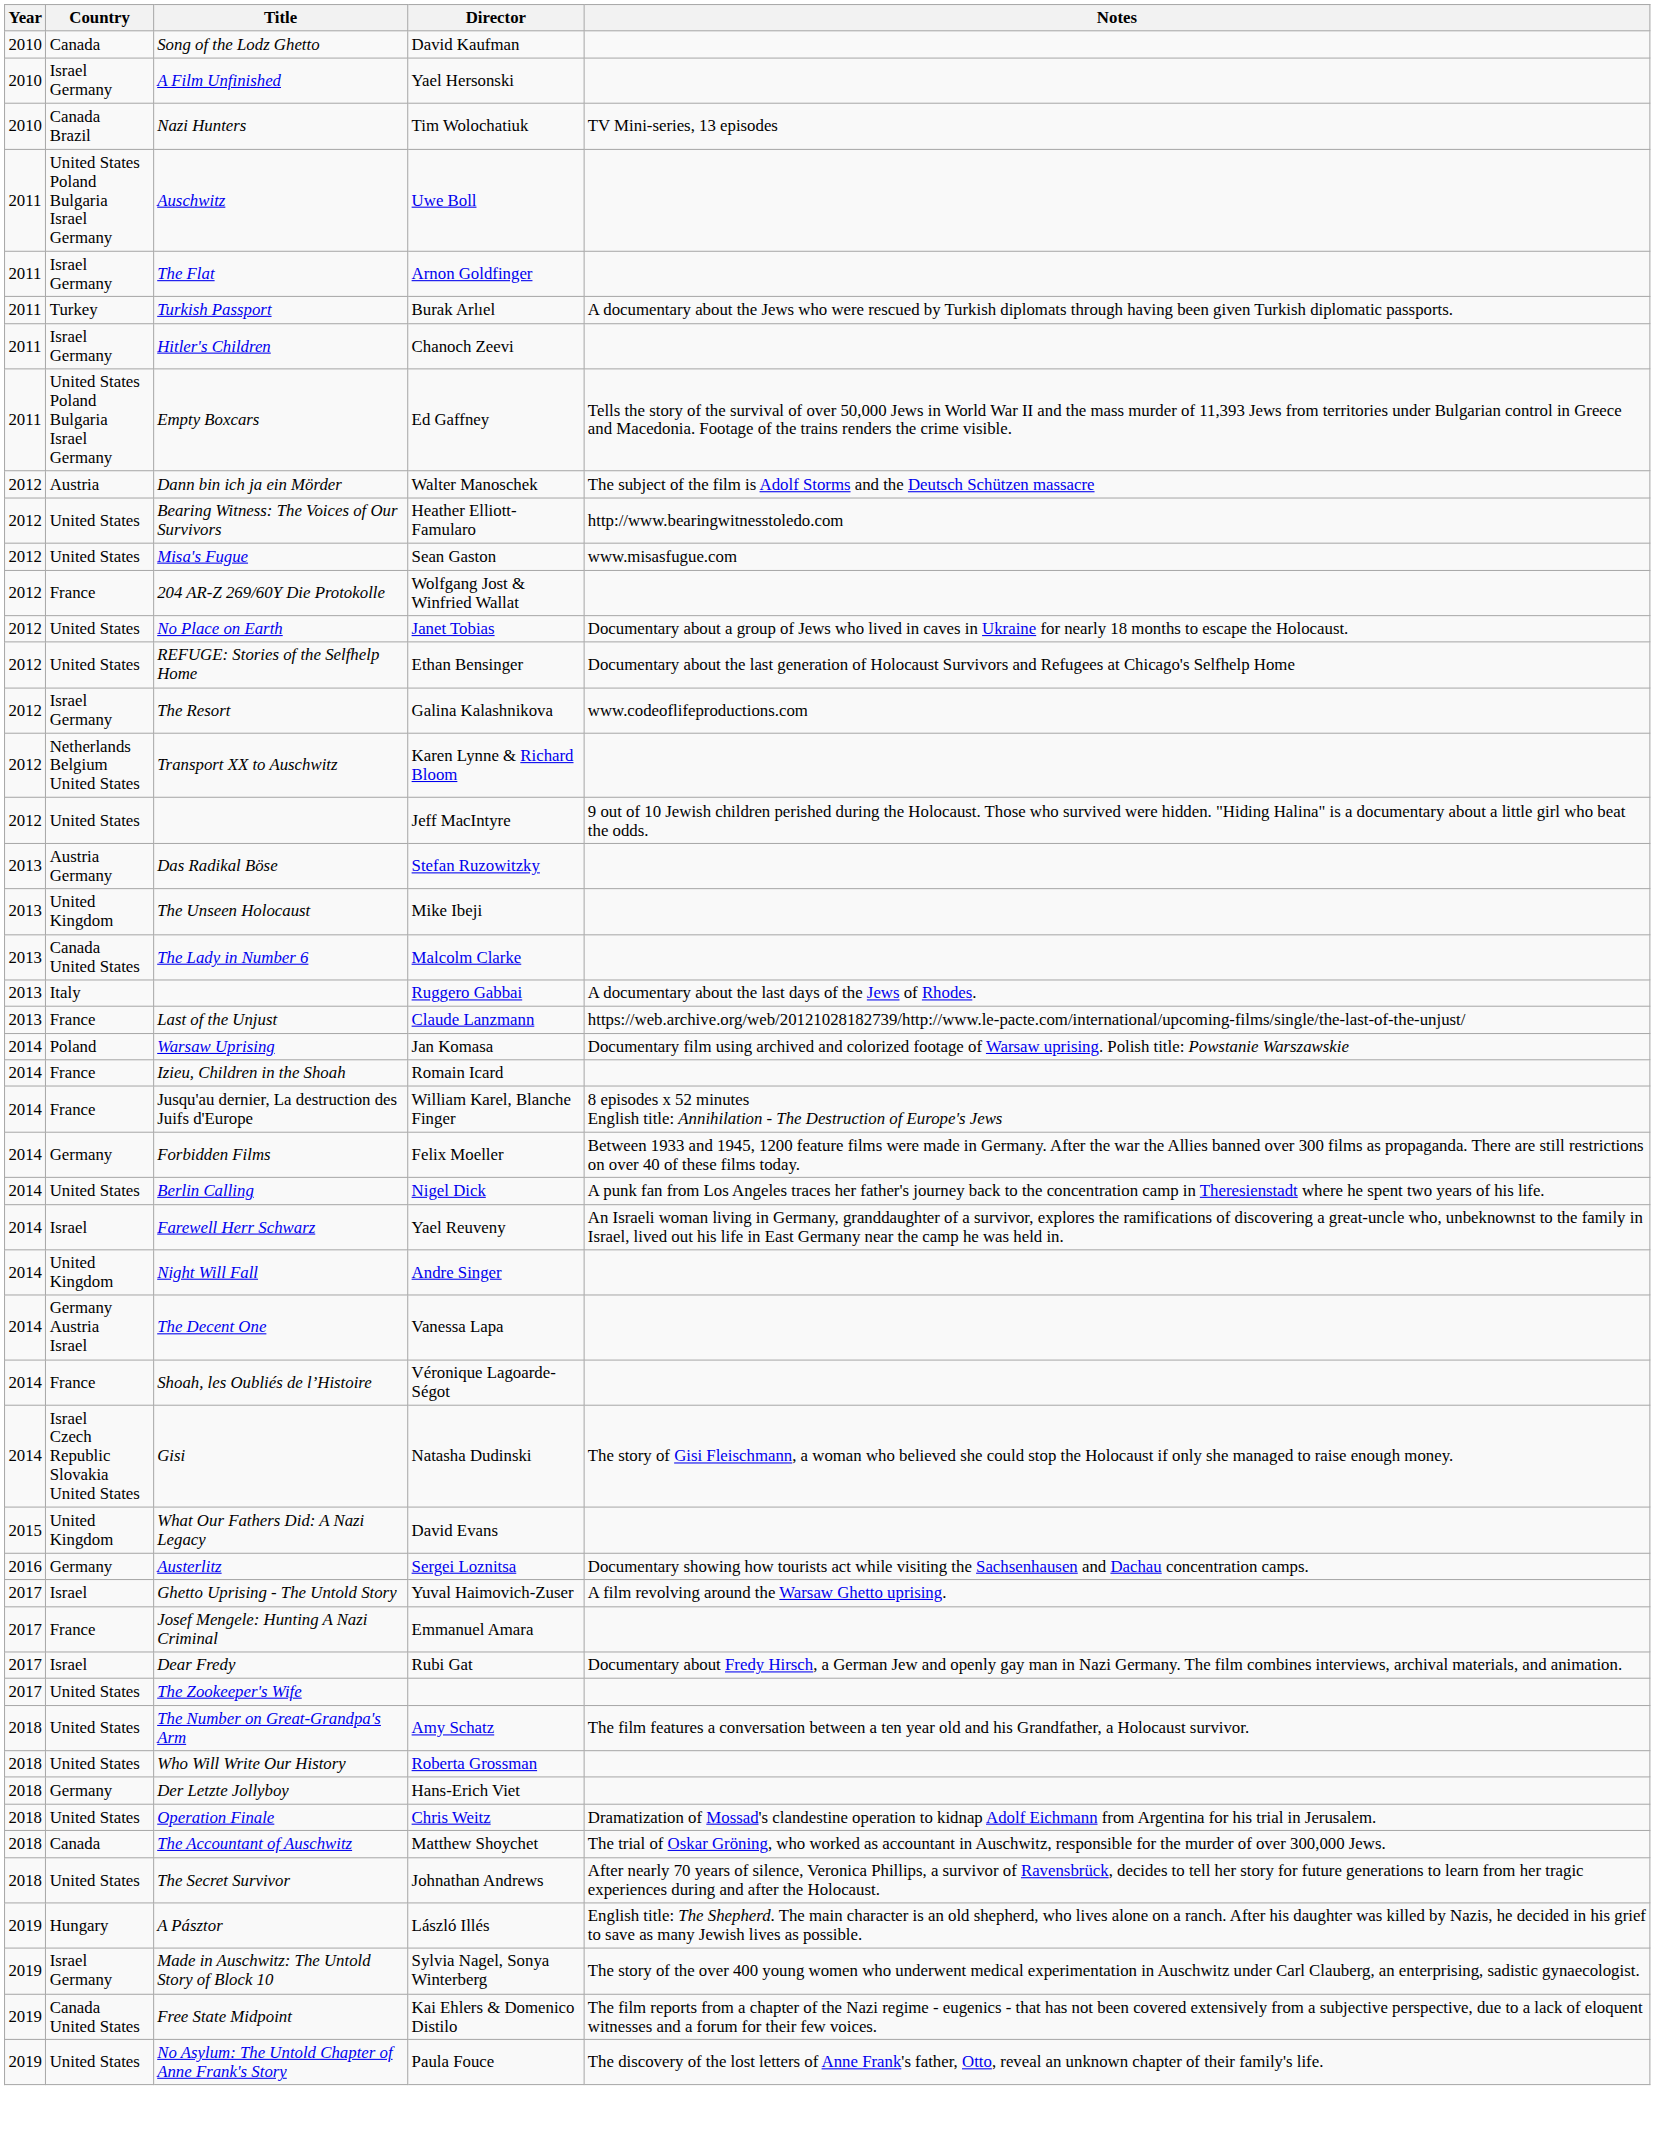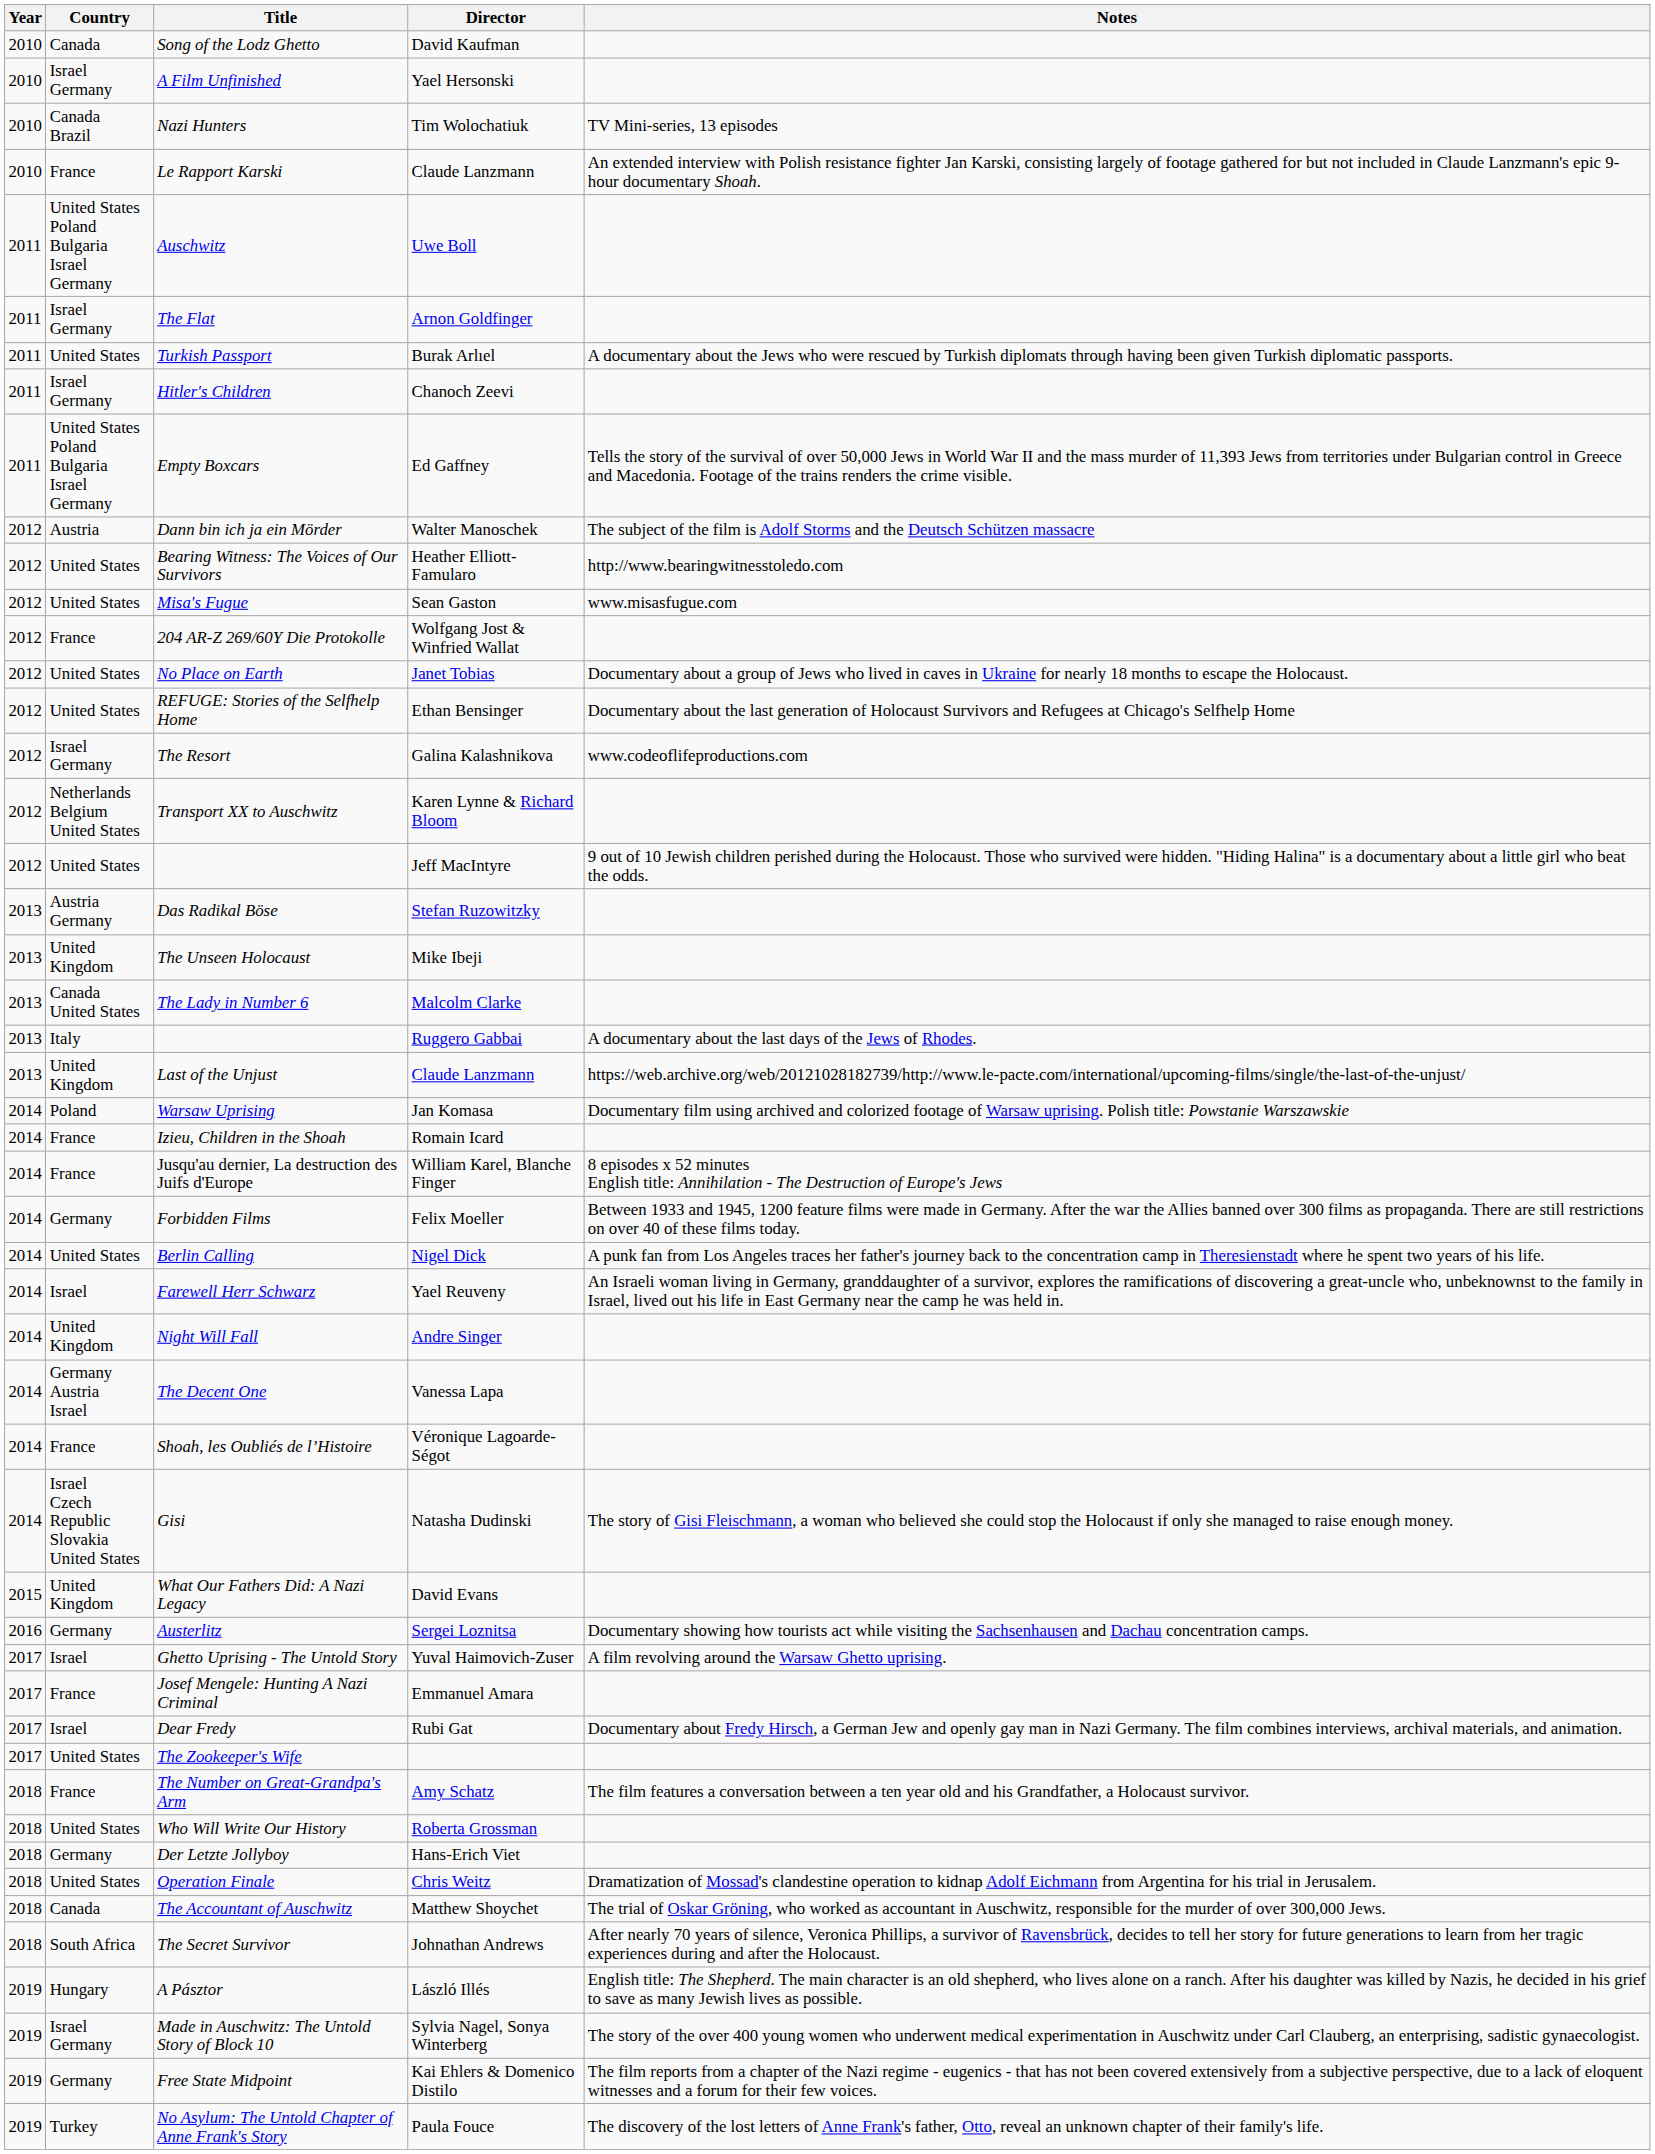+ row: (220, 171)
(74, 309) Turkey -> (95, 355) United States
(73, 1019) France -> (81, 1074) United Kingdom
(95, 1727) United States -> (73, 1792) France
(95, 1879) United States -> (92, 1944) South Africa
(95, 2016) Canada United States -> (81, 2081) Germany
(95, 2062) United States -> (74, 2126) Turkey
